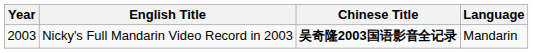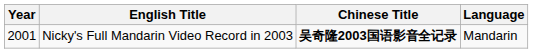(22, 36) 2003 -> (22, 36) 2001
